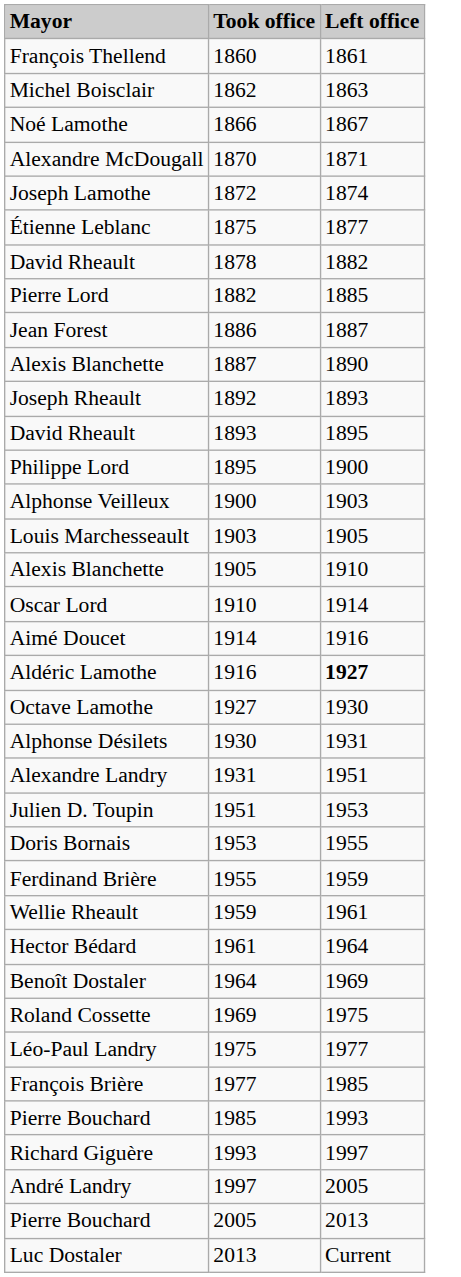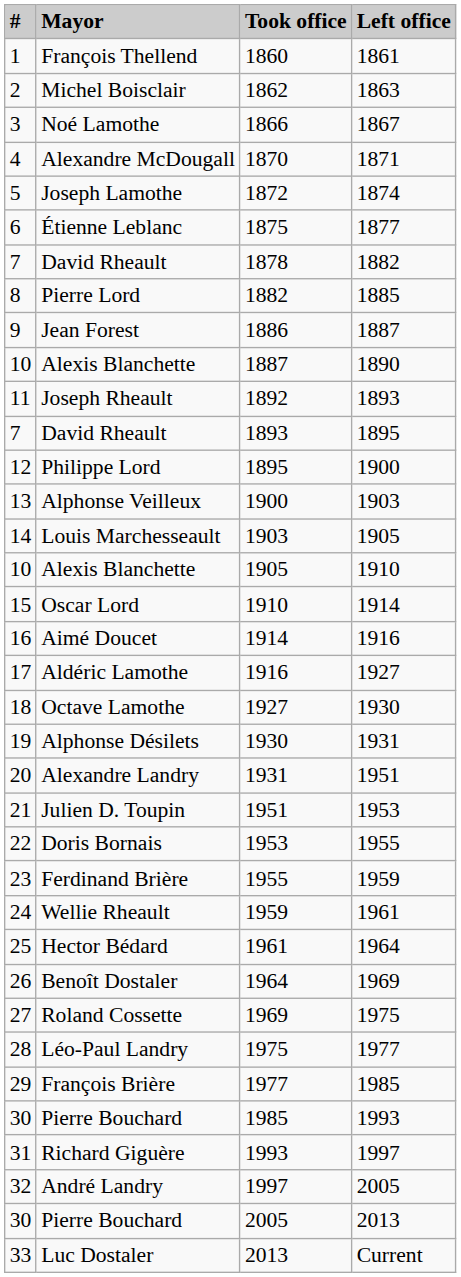+ column: (15, 21)
(347, 672) bold -> (378, 672) normal
